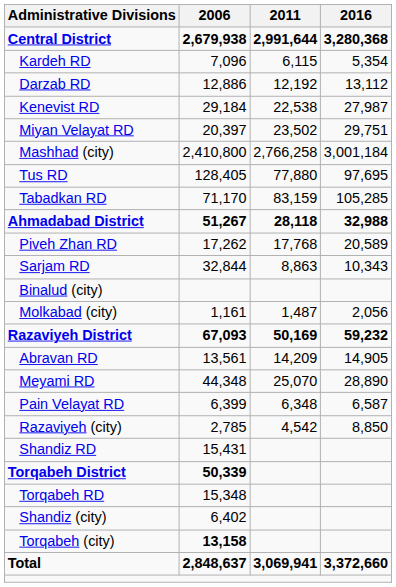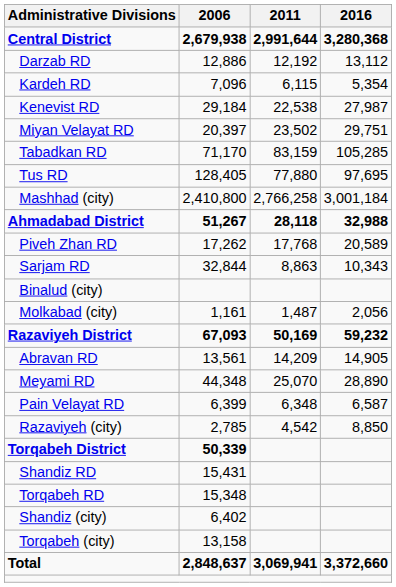rows swapped: (55, 84) <-> (55, 61)
rows swapped: (63, 198) <-> (67, 152)
rows swapped: (67, 472) <-> (58, 449)
(224, 541) bold -> (224, 541) normal
